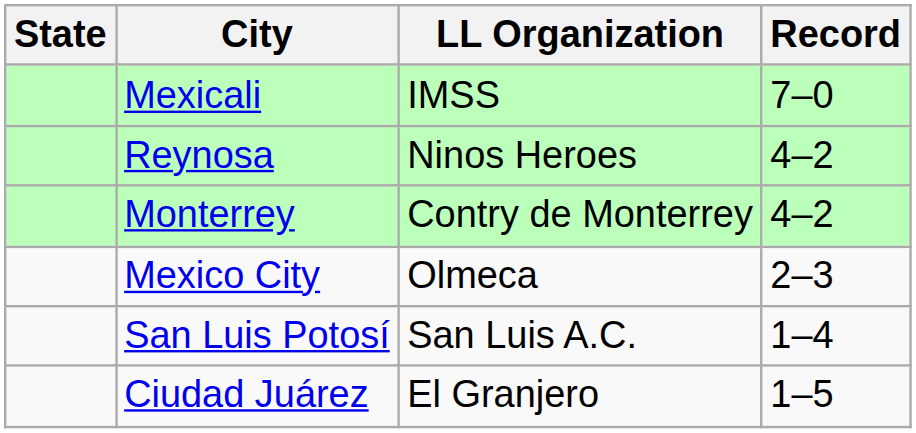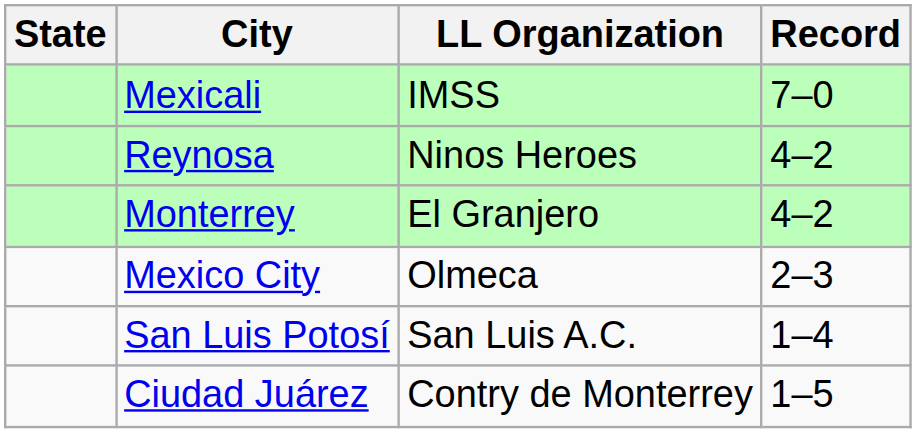(580, 214) Contry de Monterrey -> (503, 214) El Granjero
(503, 395) El Granjero -> (580, 395) Contry de Monterrey
